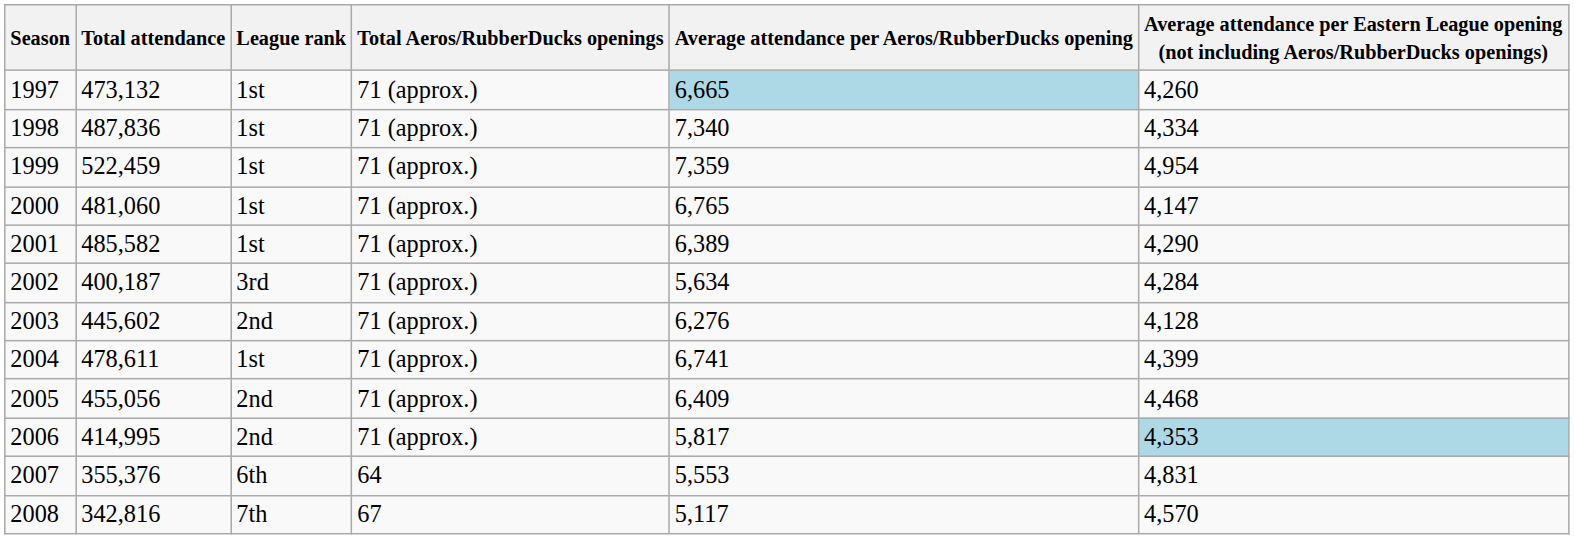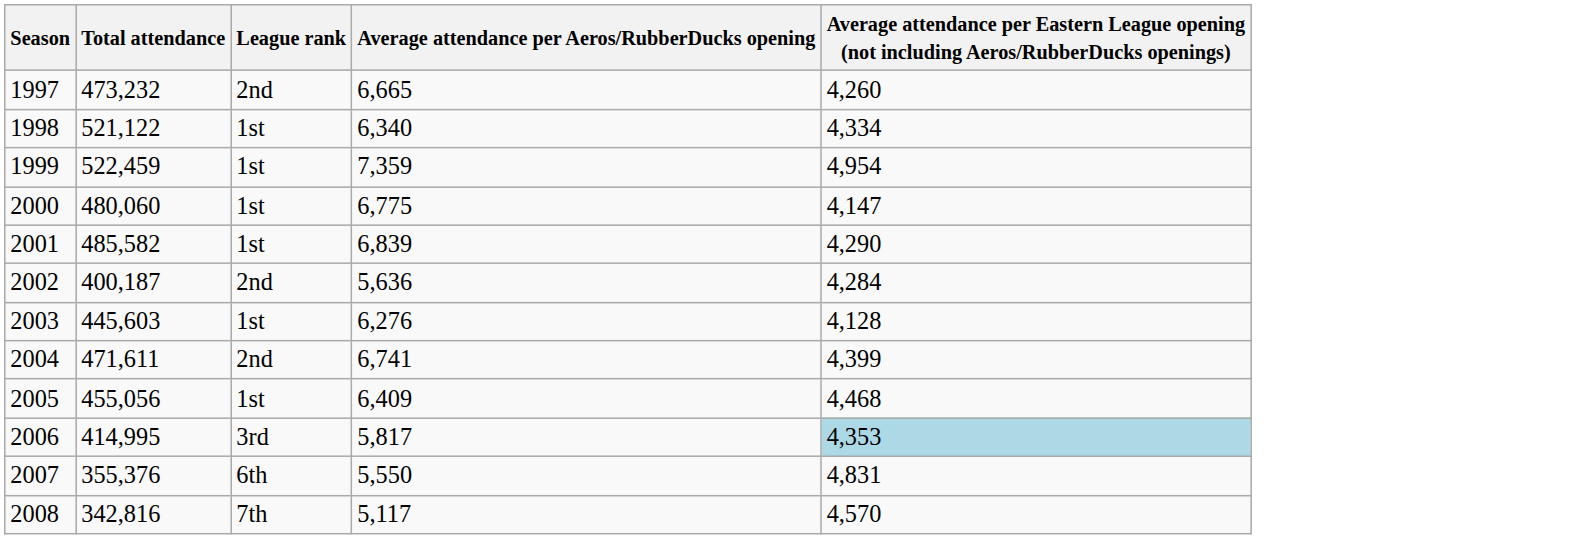- column: (510, 38)
(121, 89) 473,132 -> (121, 89) 473,232
(251, 89) 1st -> (255, 89) 2nd
(702, 89) lightblue background -> (385, 89) no background
(121, 128) 487,836 -> (121, 128) 521,122
(702, 128) 7,340 -> (385, 128) 6,340
(121, 205) 481,060 -> (121, 205) 480,060
(702, 205) 6,765 -> (385, 205) 6,775
(702, 243) 6,389 -> (385, 243) 6,839
(253, 282) 3rd -> (255, 282) 2nd
(702, 282) 5,634 -> (385, 282) 5,636
(121, 321) 445,602 -> (121, 321) 445,603
(255, 321) 2nd -> (251, 321) 1st
(120, 359) 478,611 -> (120, 359) 471,611
(251, 359) 1st -> (255, 359) 2nd
(255, 398) 2nd -> (251, 398) 1st
(255, 436) 2nd -> (253, 436) 3rd
(702, 475) 5,553 -> (385, 475) 5,550
